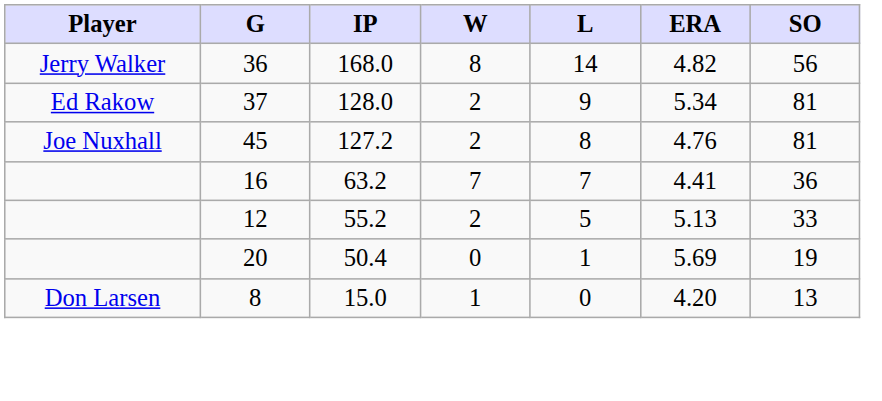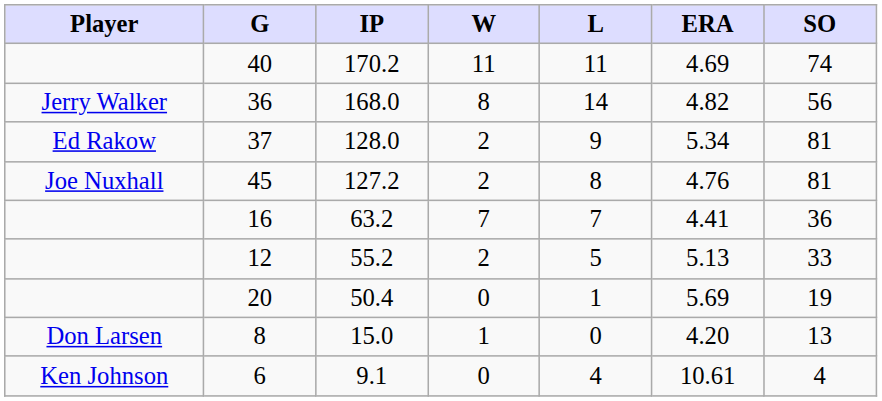+ row: (260, 63)
+ row: (260, 375)
